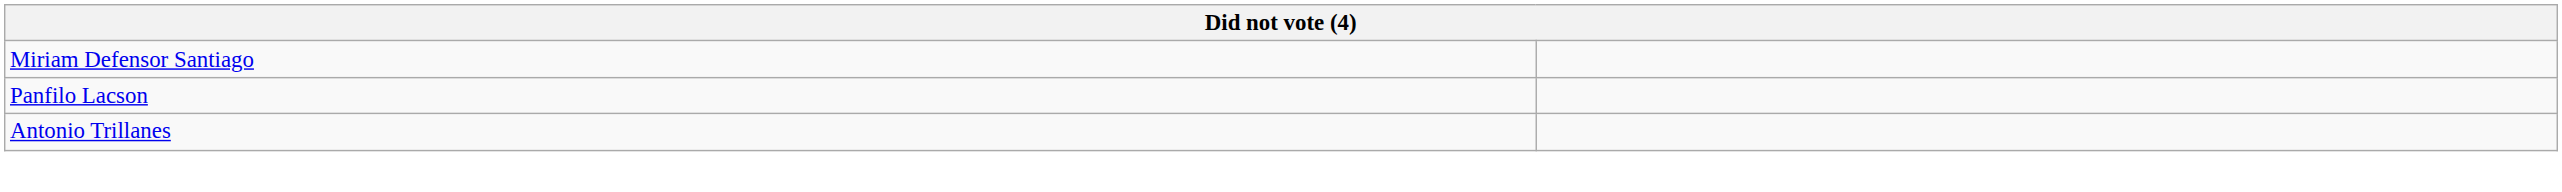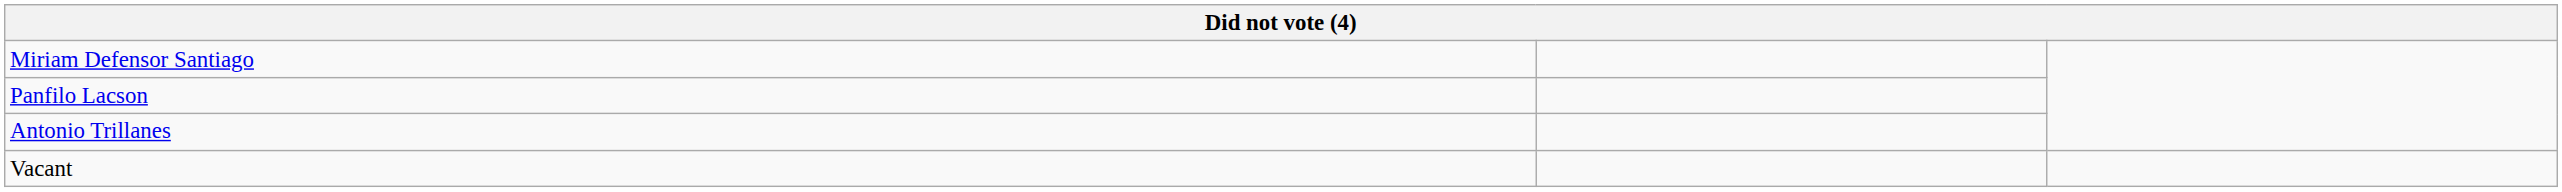+ row: (41, 167)
